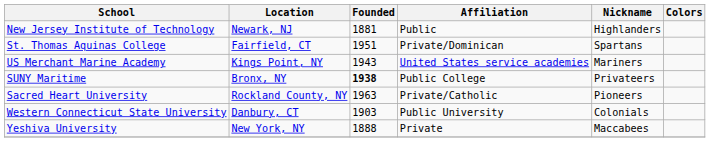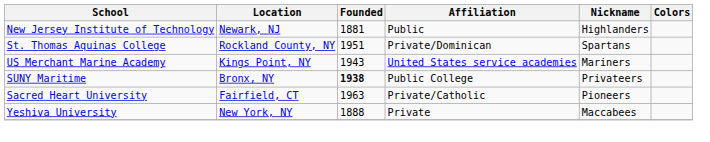(271, 46) Fairfield, CT -> (277, 46) Rockland County, NY
(289, 95) Rockland County, NY -> (259, 95) Fairfield, CT
- row: (117, 112)
